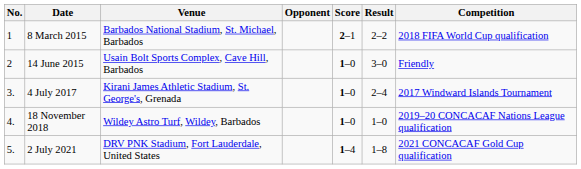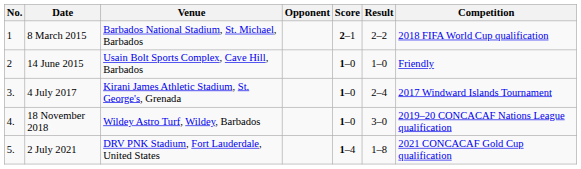(379, 64) 3–0 -> (379, 64) 1–0
(379, 121) 1–0 -> (379, 121) 3–0
